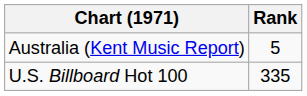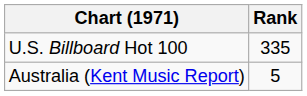rows swapped: (127, 47) <-> (98, 76)
